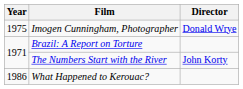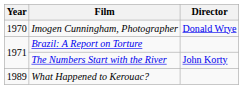(17, 28) 1975 -> (17, 28) 1970
(17, 76) 1986 -> (17, 76) 1989
